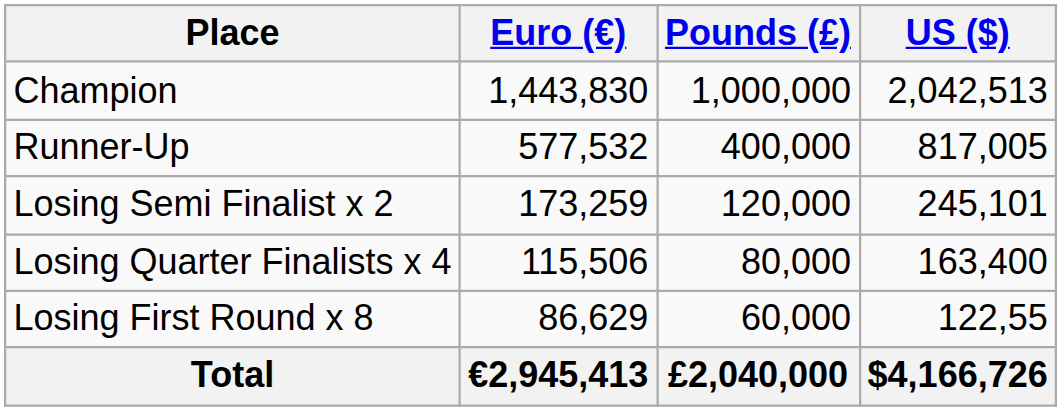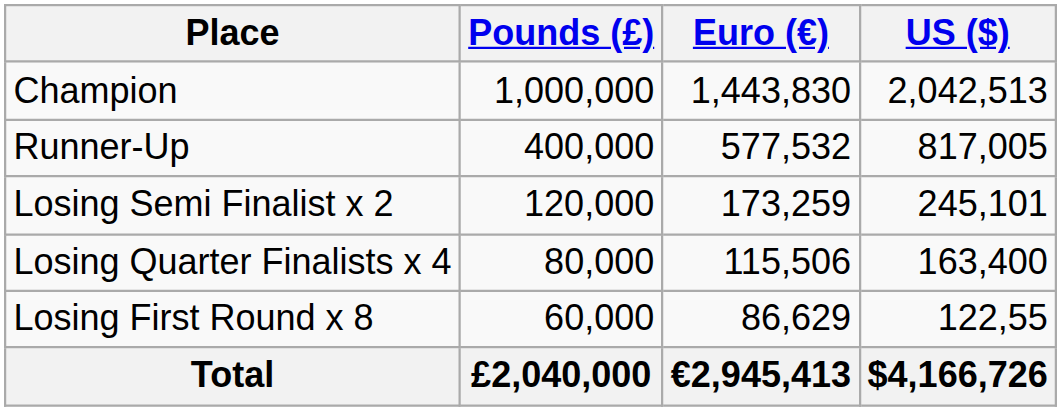columns swapped: (558, 33) <-> (758, 33)
